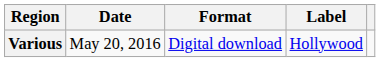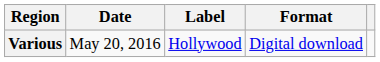columns swapped: (225, 17) <-> (326, 17)
